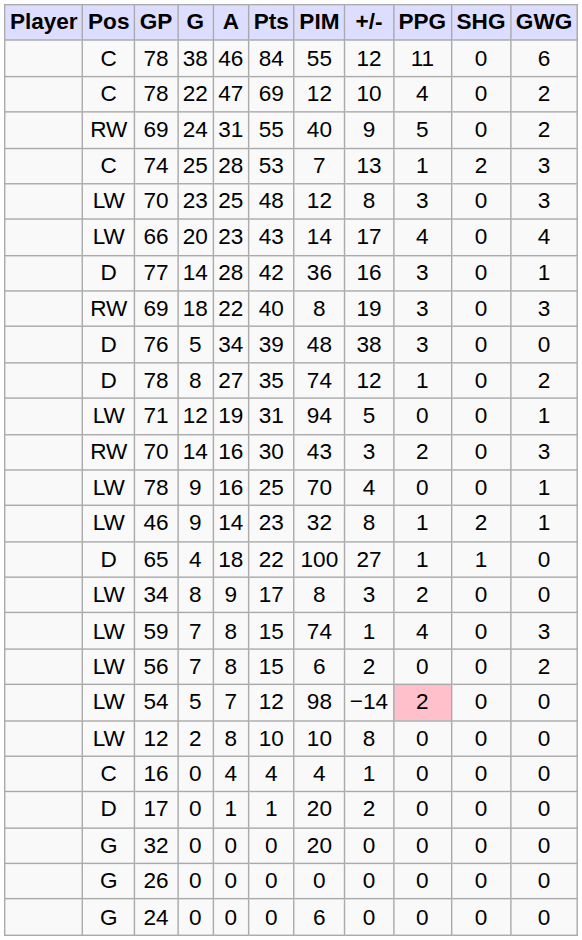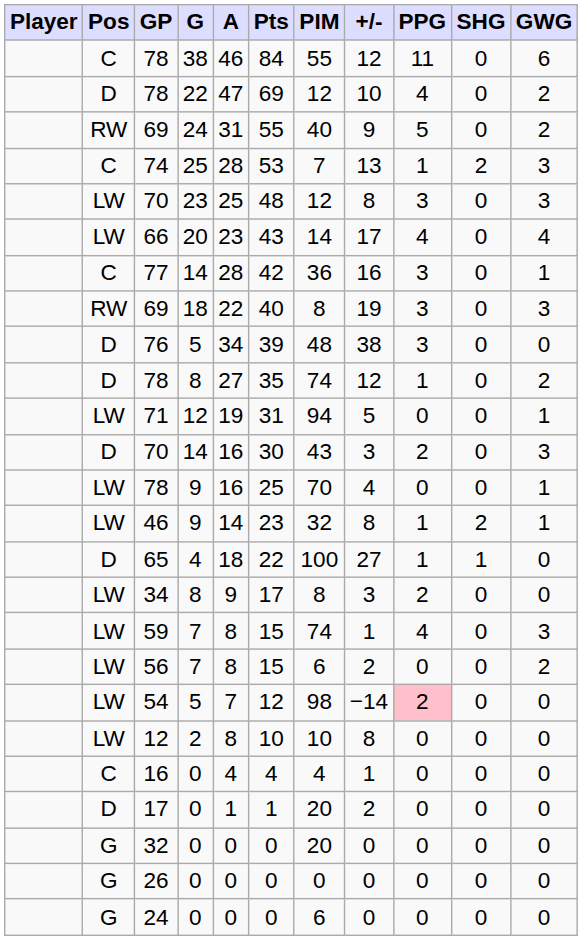(109, 93) C -> (109, 93) D
(109, 272) D -> (109, 272) C
(109, 451) RW -> (109, 451) D
